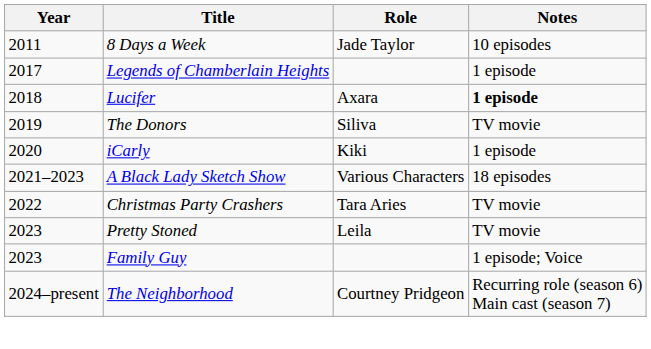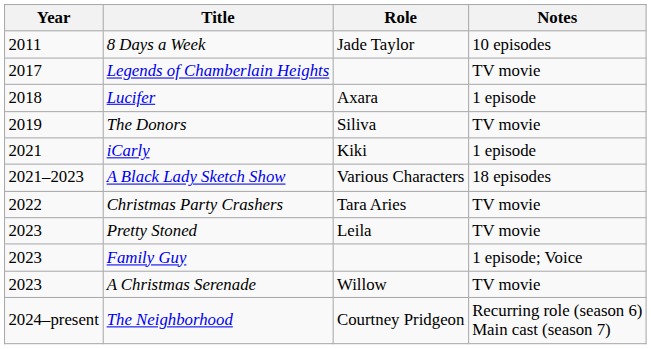(504, 71) 1 episode -> (506, 71) TV movie
(505, 97) bold -> (504, 97) normal
(25, 151) 2020 -> (25, 151) 2021
+ row: (181, 284)
